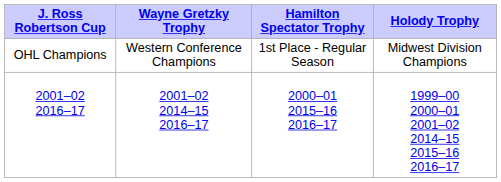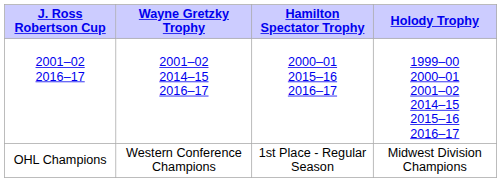rows swapped: (60, 55) <-> (60, 103)
